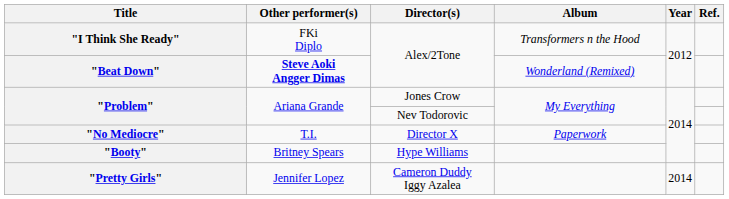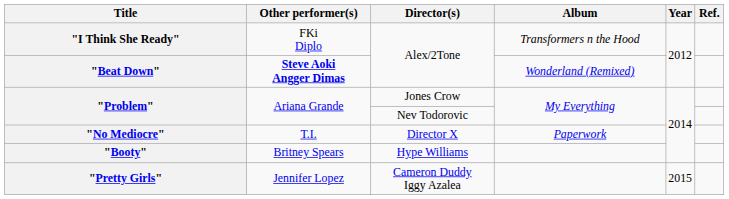(680, 178) 2014 -> (680, 178) 2015
